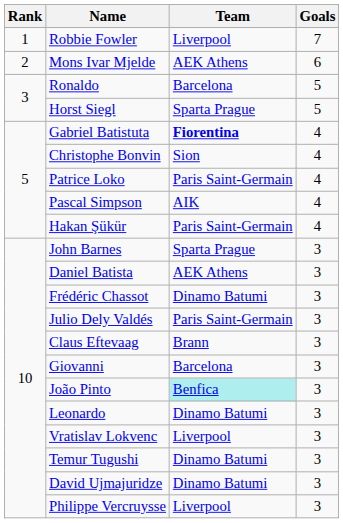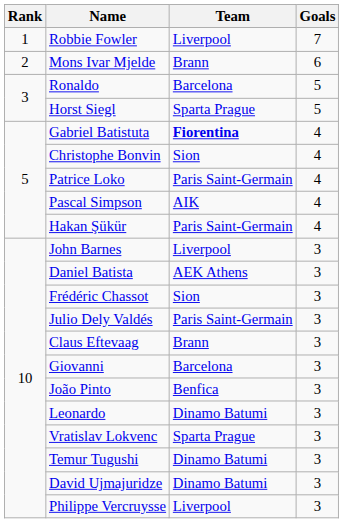(210, 62) AEK Athens -> (191, 62) Brann
(214, 249) Sparta Prague -> (202, 249) Liverpool
(220, 296) Dinamo Batumi -> (186, 296) Sion
(196, 389) paleturquoise background -> (196, 389) no background
(202, 436) Liverpool -> (214, 436) Sparta Prague
